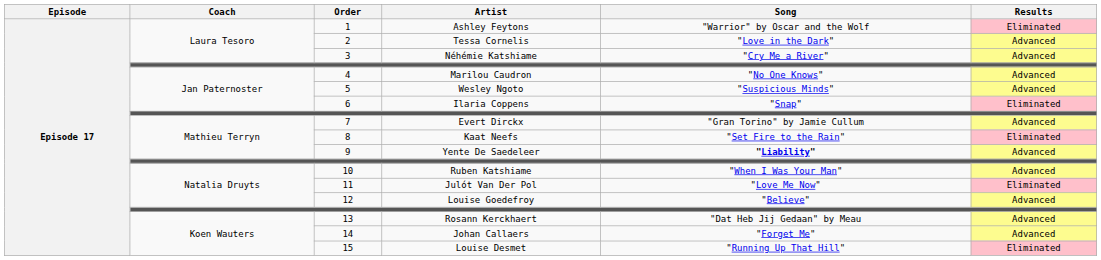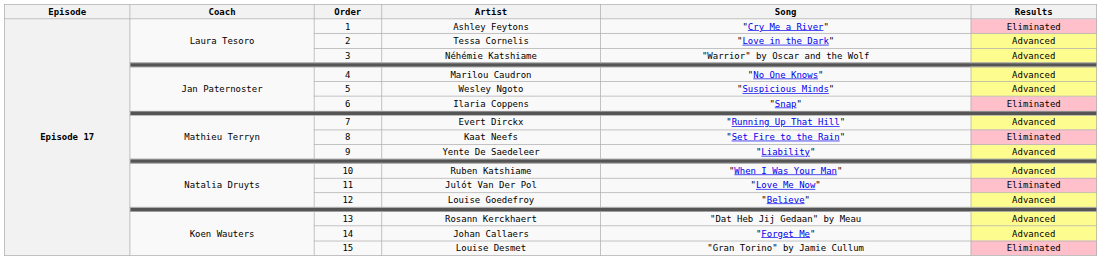(786, 26) "Warrior" by Oscar and the Wolf -> (786, 26) "Cry Me a River"
(786, 56) "Cry Me a River" -> (786, 56) "Warrior" by Oscar and the Wolf
(786, 123) "Gran Torino" by Jamie Cullum -> (786, 123) "Running Up That Hill"
(786, 152) bold -> (786, 152) normal
(786, 248) "Running Up That Hill" -> (786, 248) "Gran Torino" by Jamie Cullum
